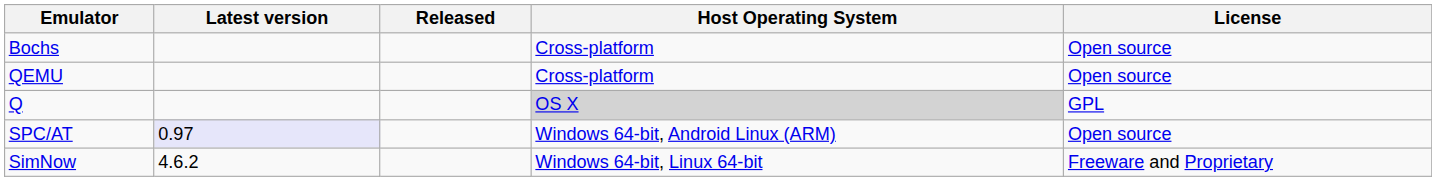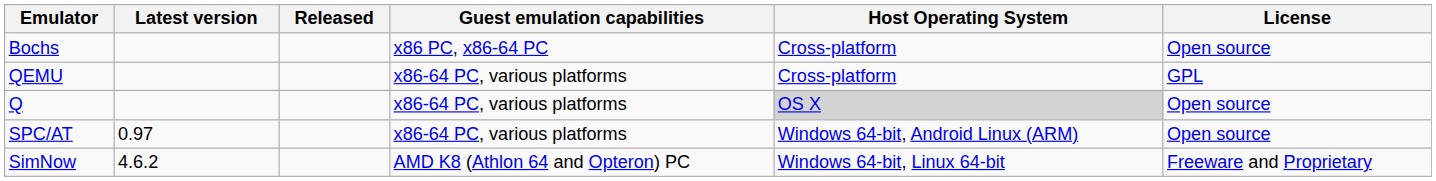+ column: (582, 18)
(1120, 76) Open source -> (1185, 76) GPL
(1086, 104) GPL -> (1219, 104) Open source
(176, 133) lavender background -> (136, 133) no background
